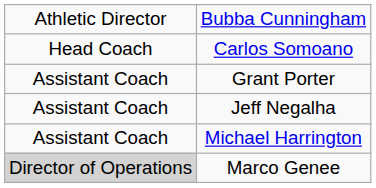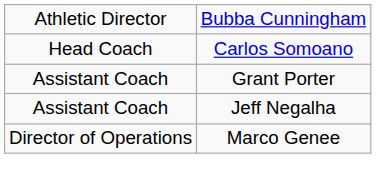- row: (283, 138)
(100, 167) lightgrey background -> (100, 138) no background
